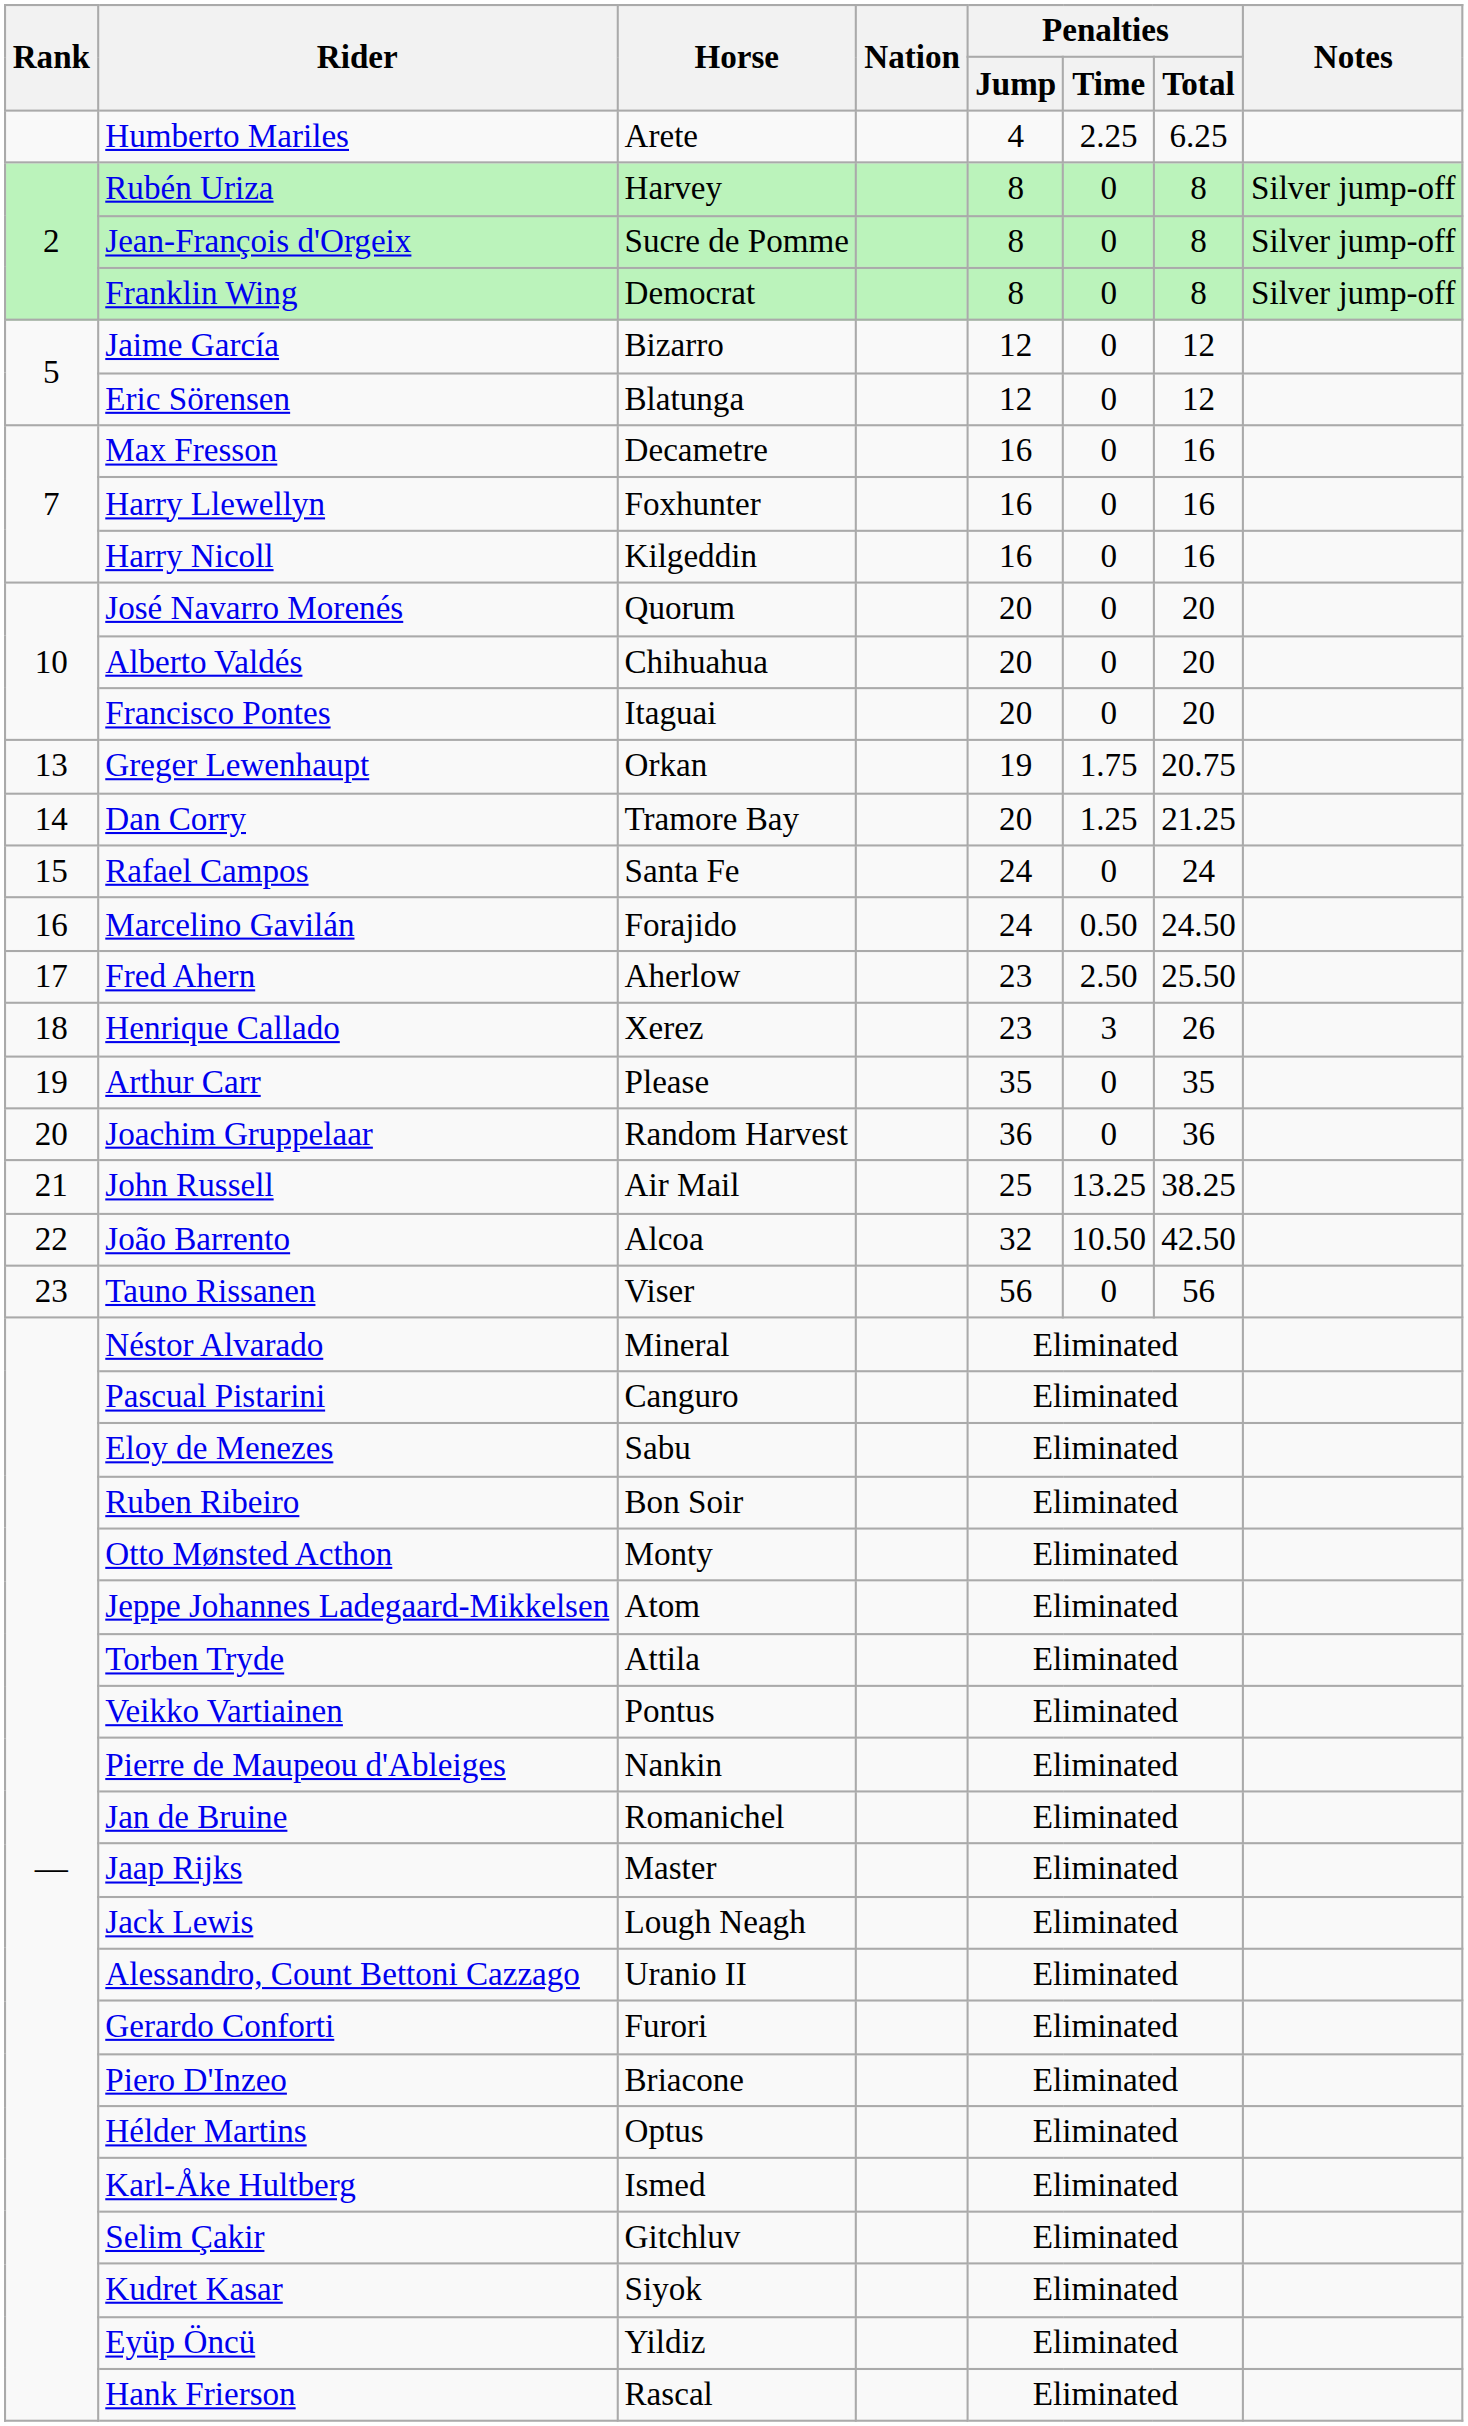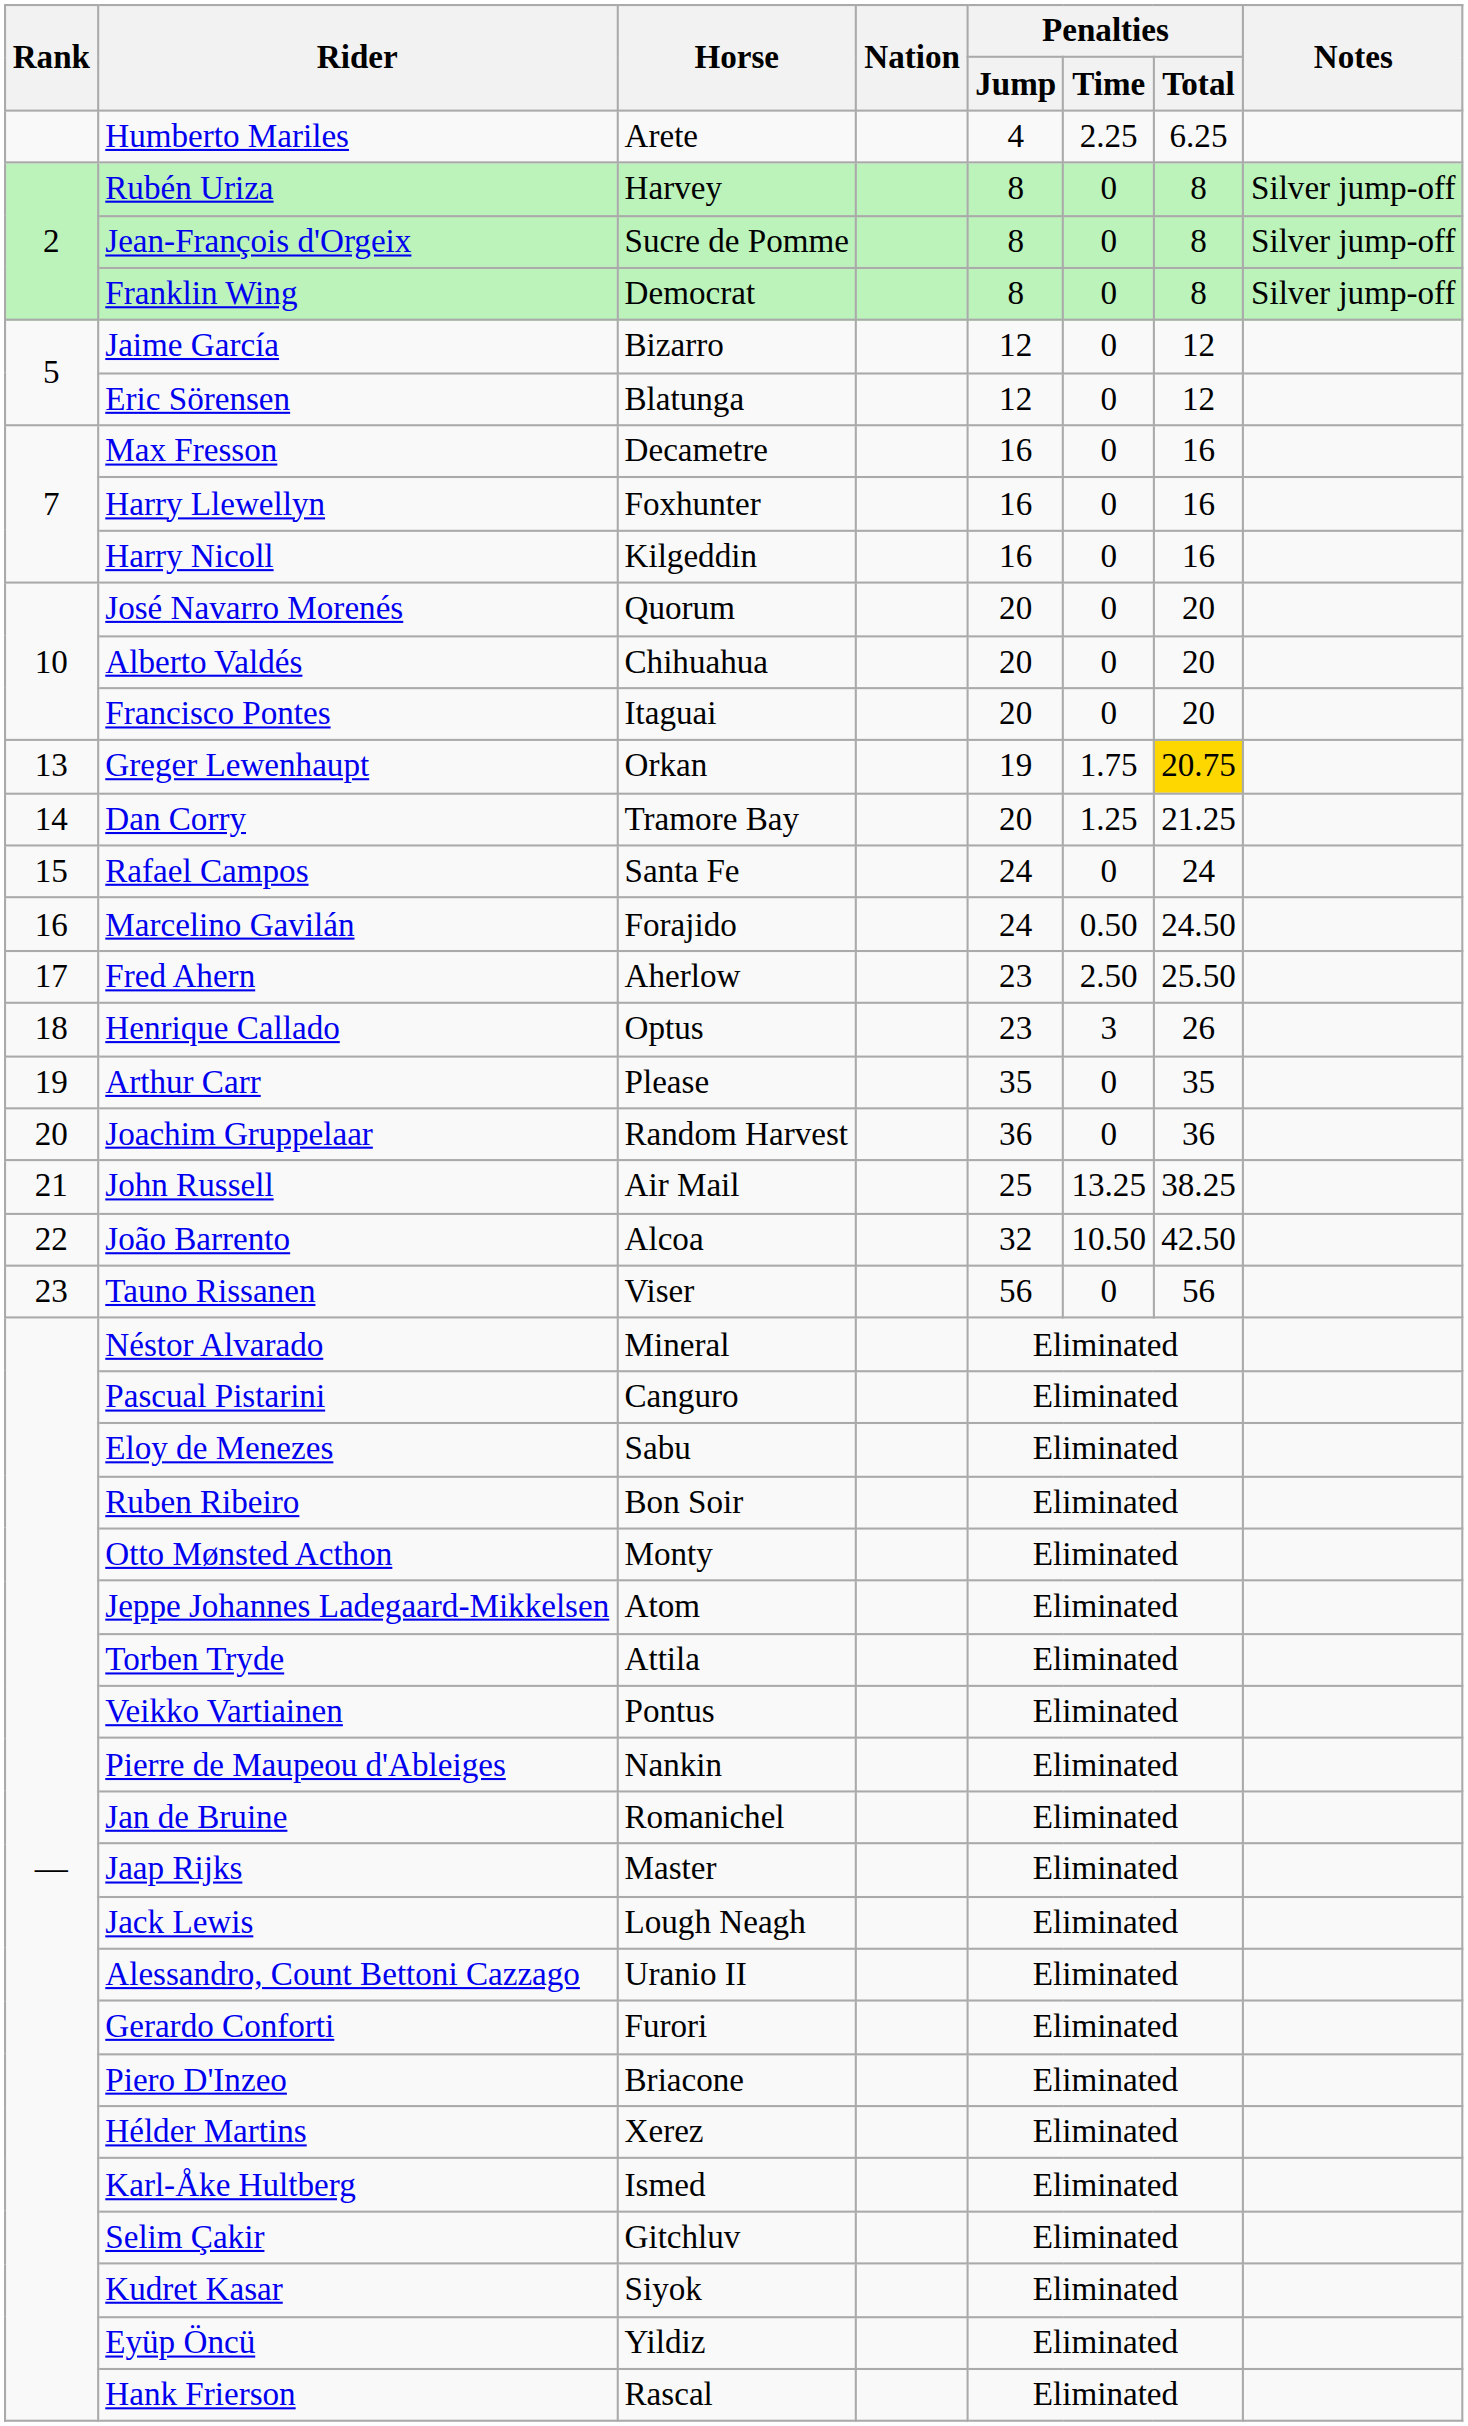(1198, 766) no background -> (1198, 766) gold background
(664, 1028) Xerez -> (664, 1028) Optus
(664, 2131) Optus -> (664, 2131) Xerez
